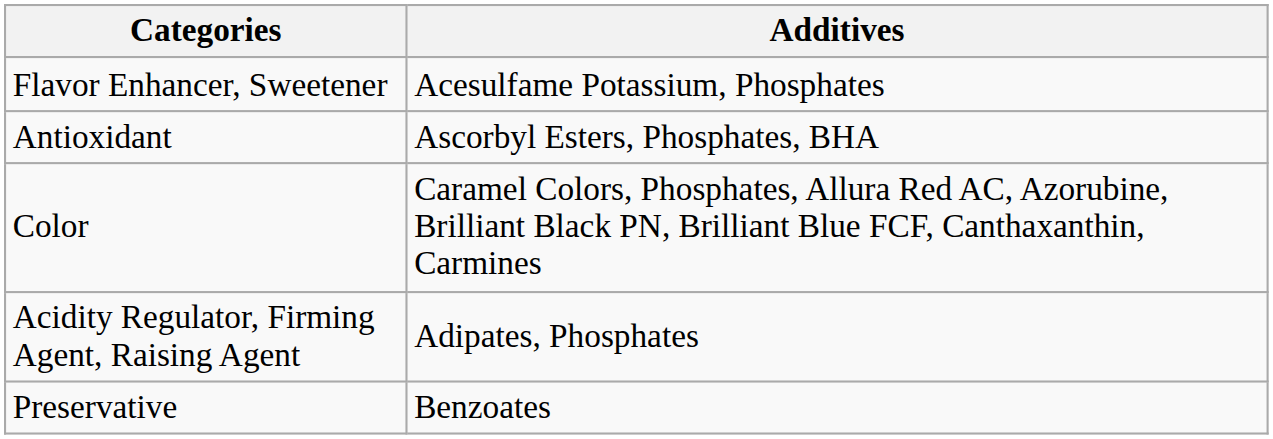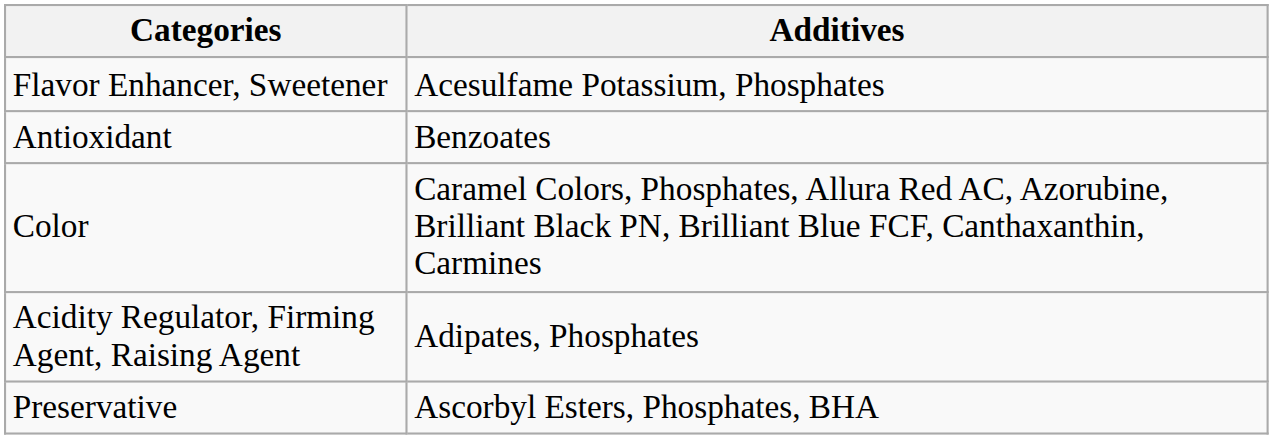(647, 136) Ascorbyl Esters, Phosphates, BHA -> (483, 136) Benzoates
(483, 407) Benzoates -> (647, 407) Ascorbyl Esters, Phosphates, BHA
